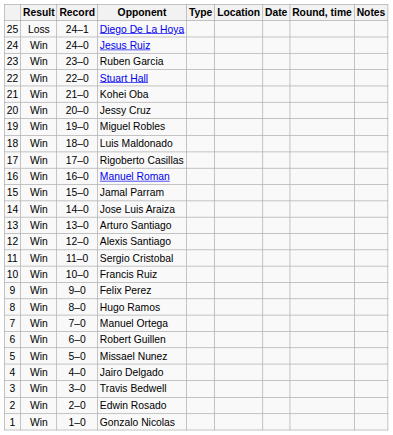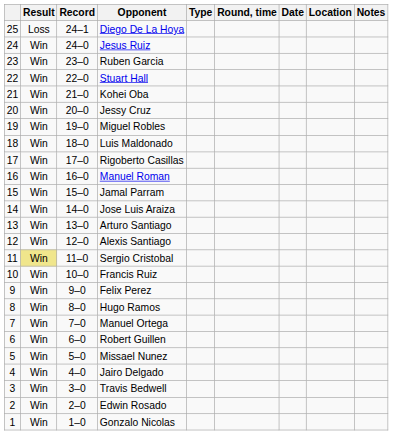columns swapped: (322, 13) <-> (239, 13)
(39, 258) no background -> (39, 258) khaki background
